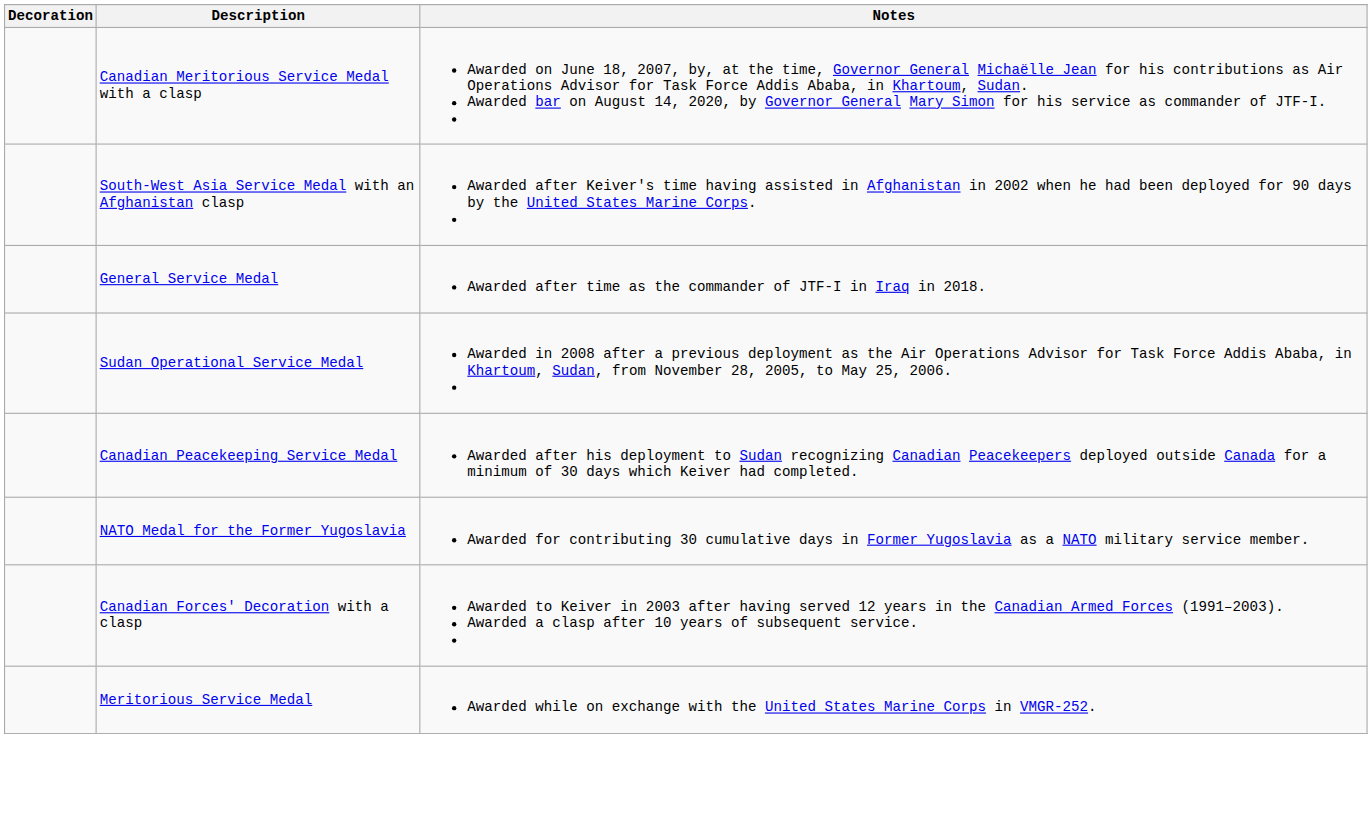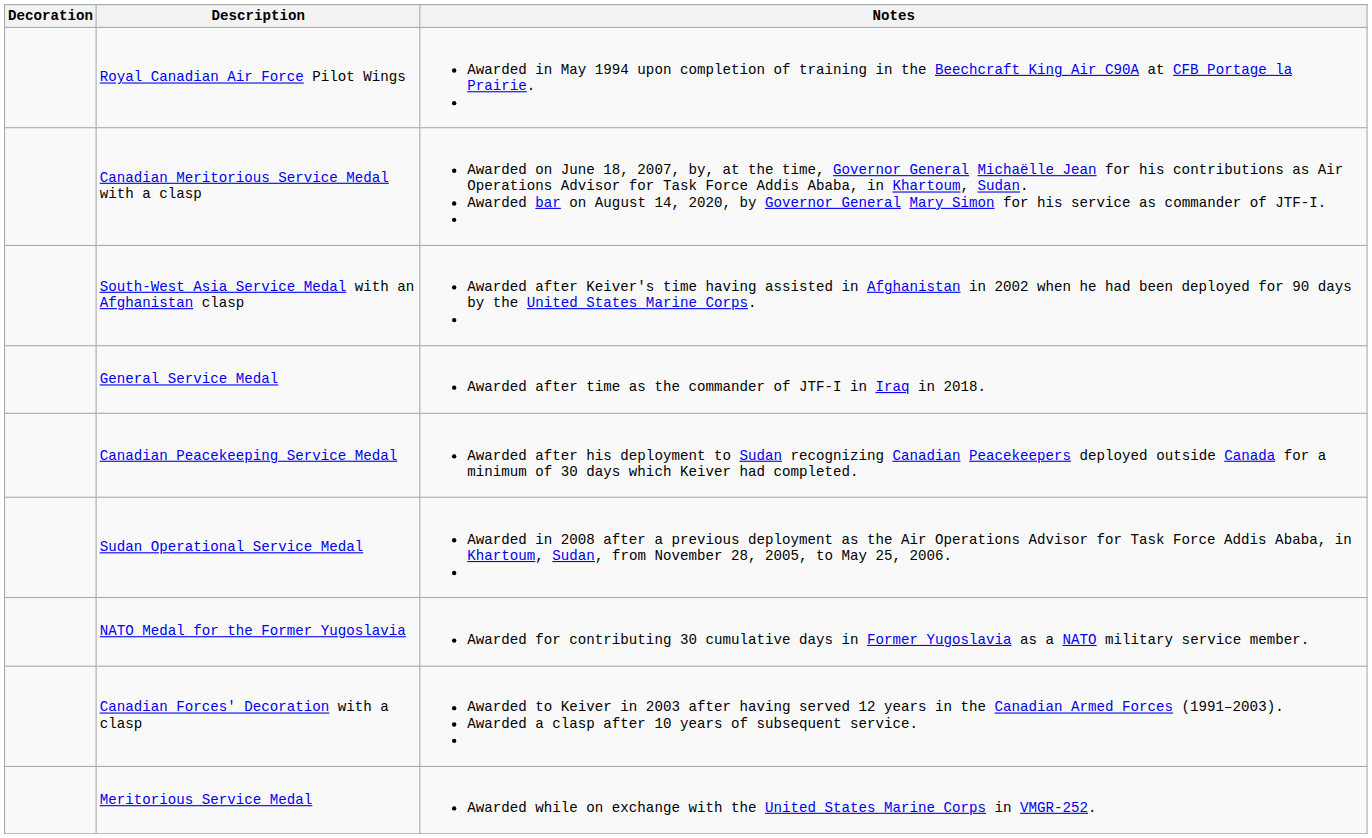+ row: (253, 78)
rows swapped: (232, 363) <-> (249, 455)
